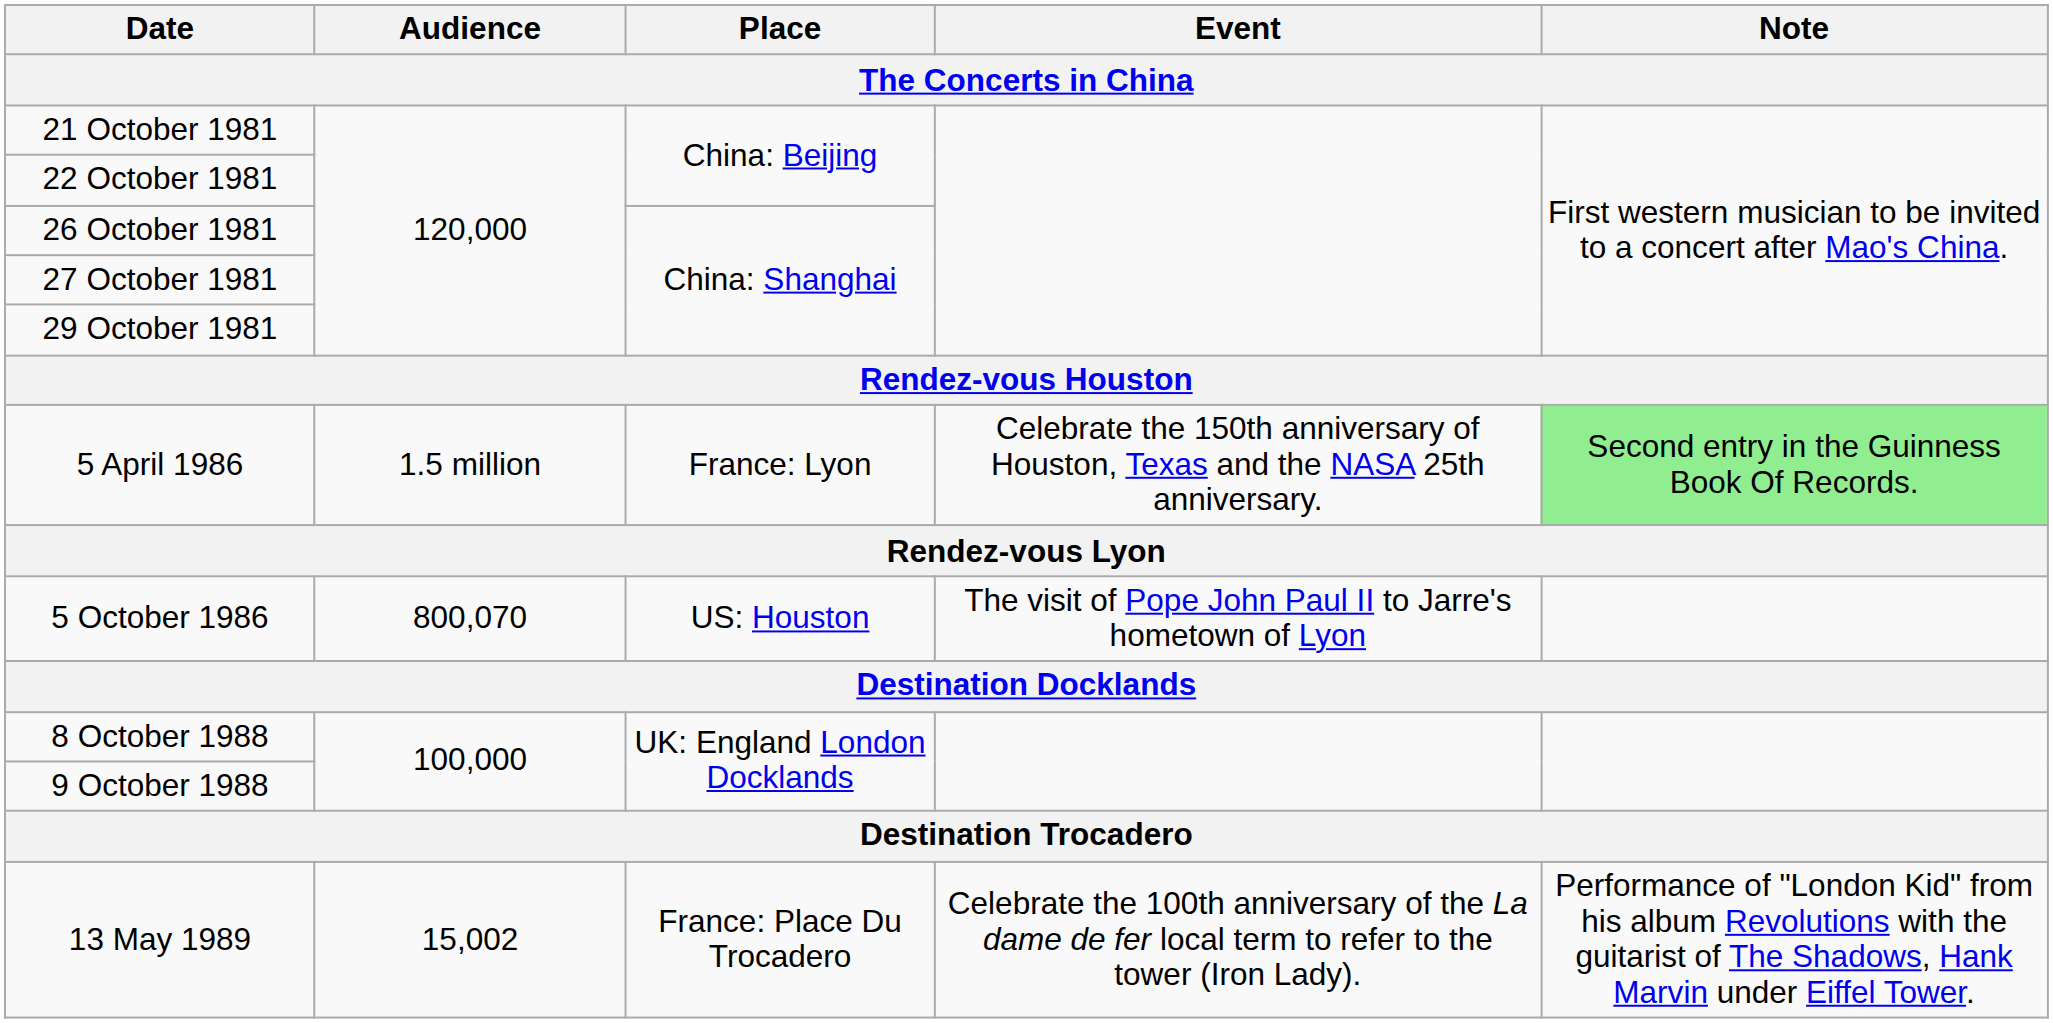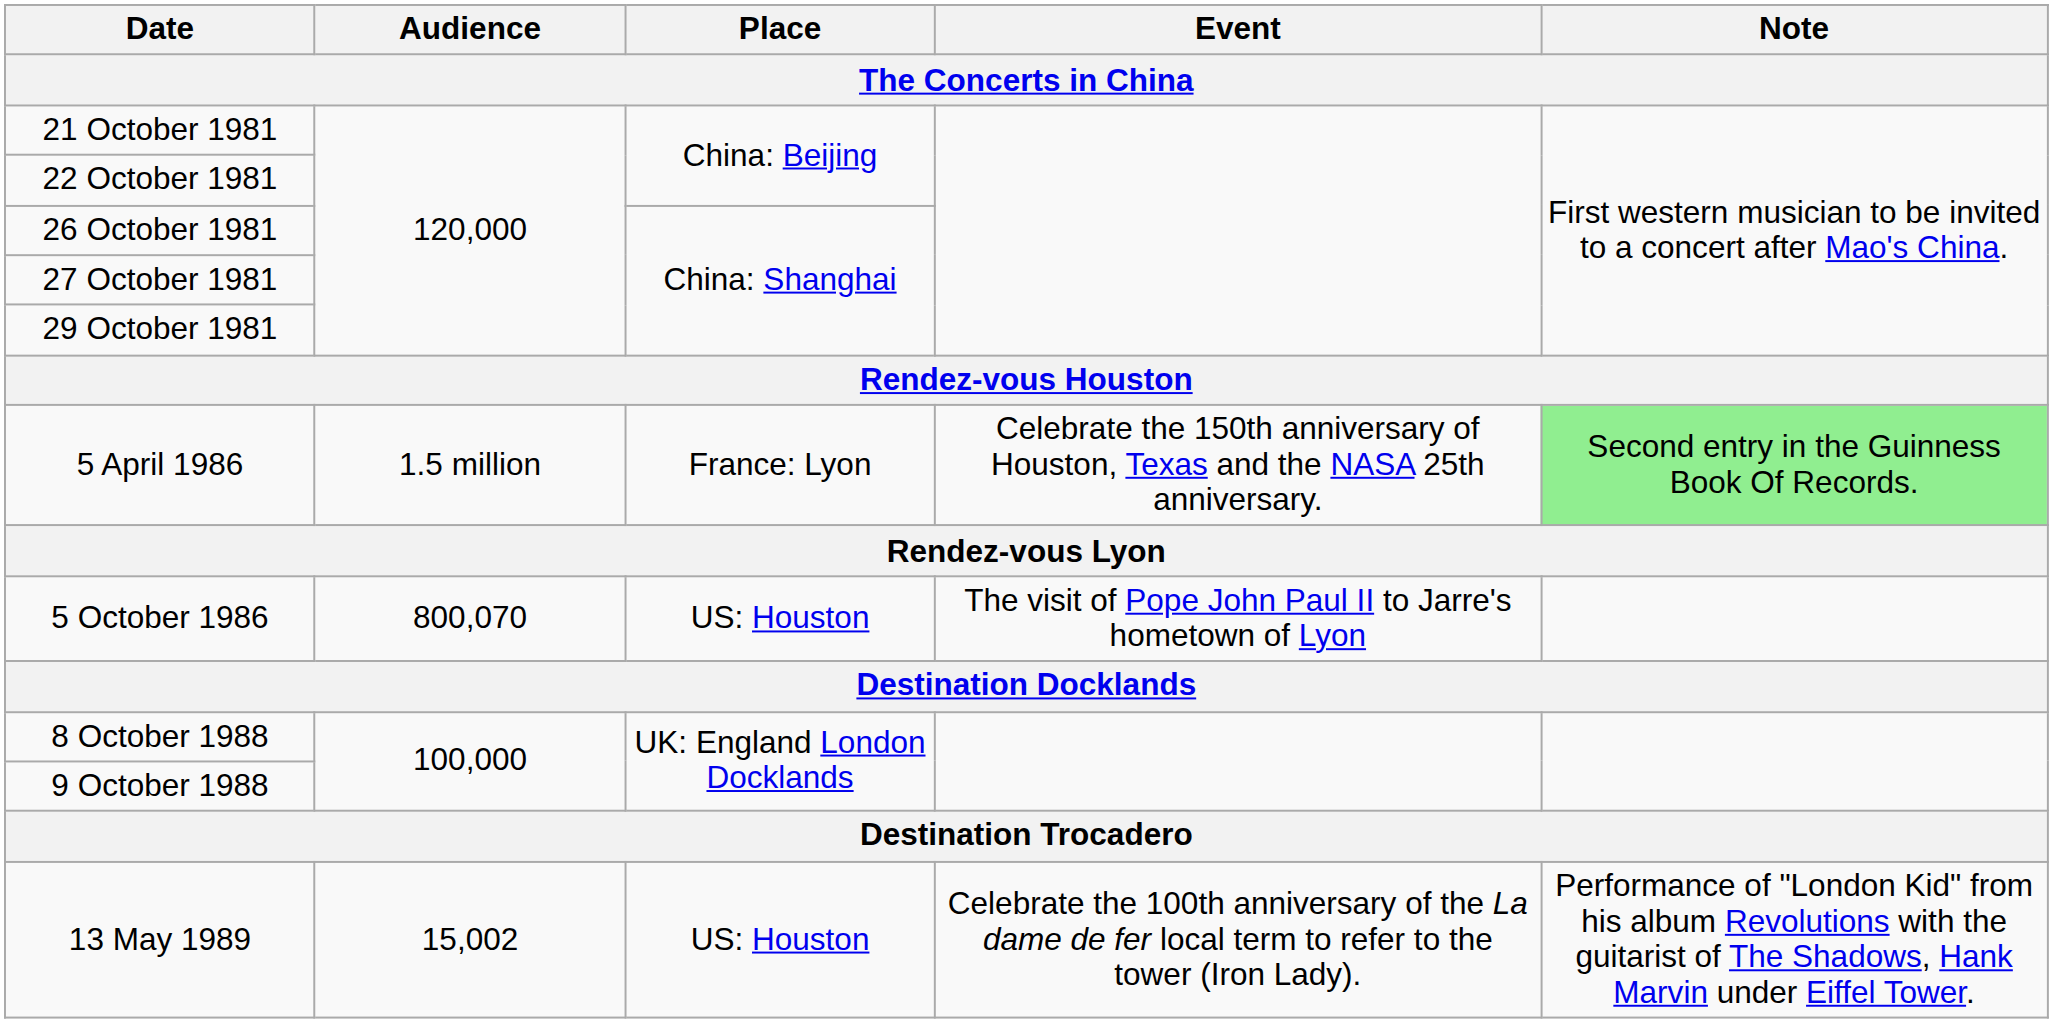(780, 938) France: Place Du Trocadero -> (780, 938) US: Houston
